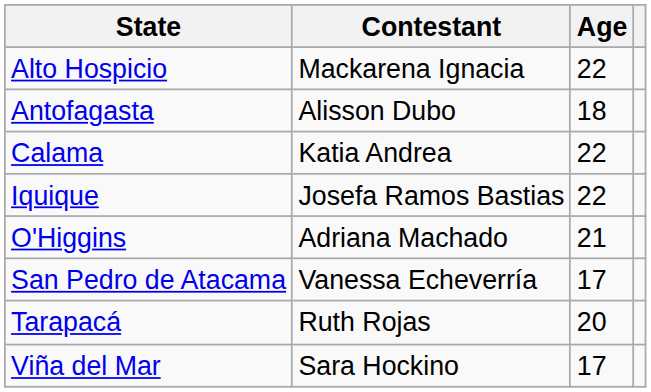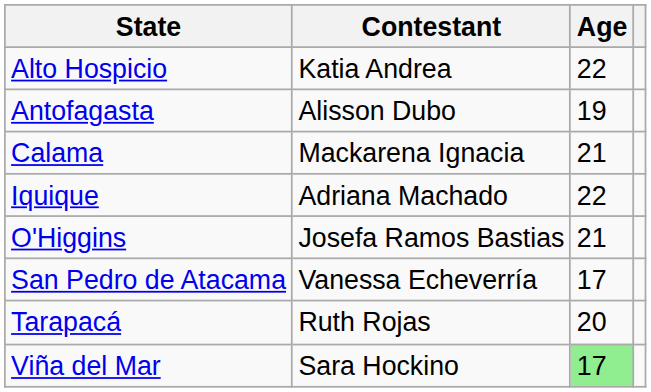(411, 69) Mackarena Ignacia -> (375, 69) Katia Andrea
(592, 111) 18 -> (592, 111) 19
(375, 153) Katia Andrea -> (411, 153) Mackarena Ignacia
(592, 153) 22 -> (592, 153) 21
(431, 196) Josefa Ramos Bastias -> (403, 196) Adriana Machado
(403, 238) Adriana Machado -> (431, 238) Josefa Ramos Bastias
(592, 365) no background -> (592, 365) lightgreen background
